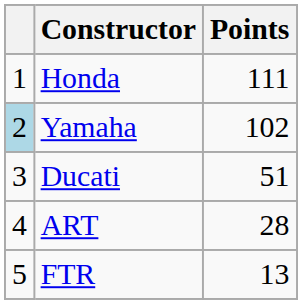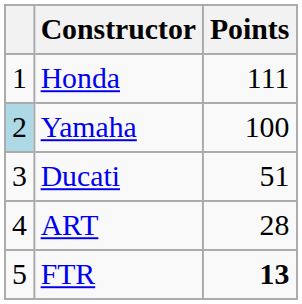(267, 127) 102 -> (267, 127) 100
(274, 274) normal -> (274, 274) bold
